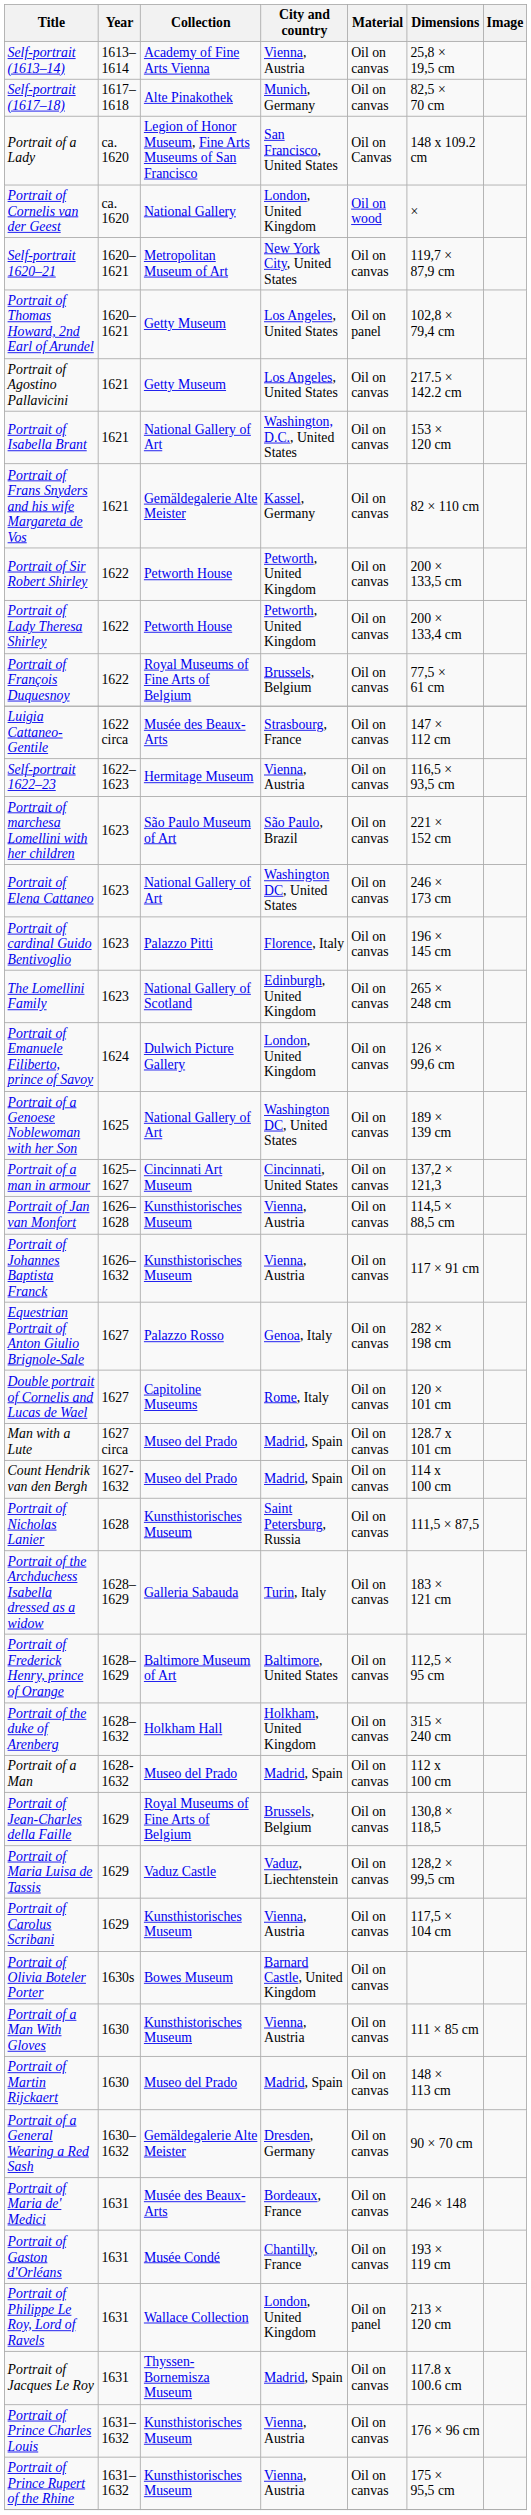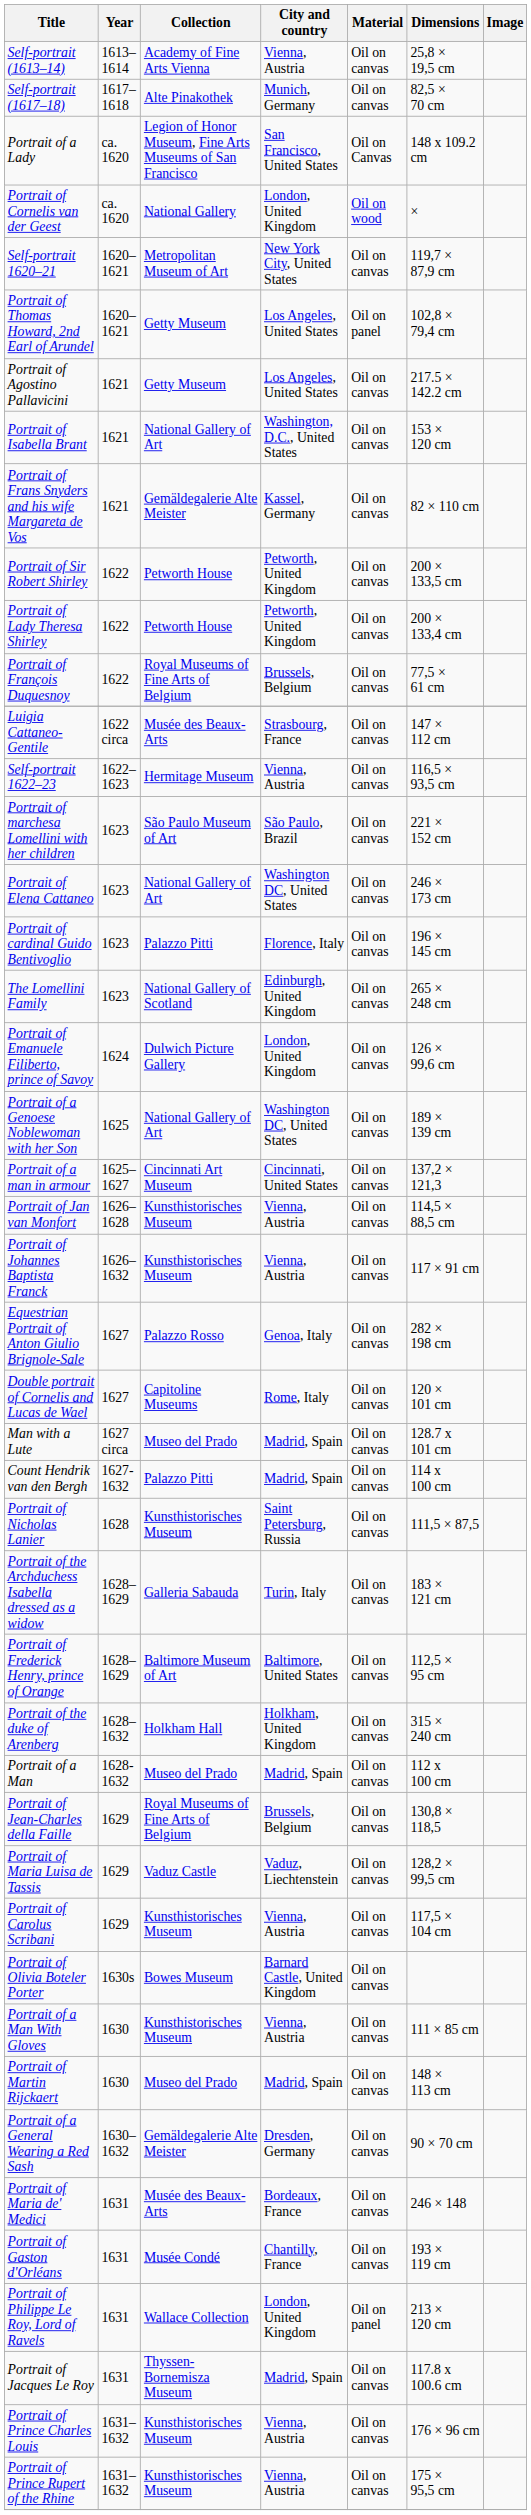(191, 1479) Museo del Prado -> (178, 1479) Palazzo Pitti
